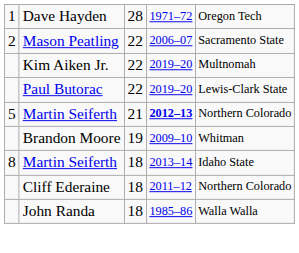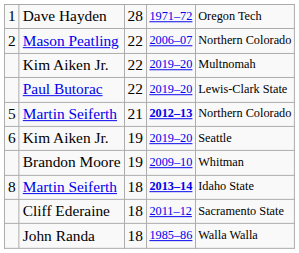(241, 41) Sacramento State -> (245, 41) Northern Colorado
+ row: (12, 138)
(171, 162) normal -> (171, 187) bold
(245, 187) Northern Colorado -> (241, 211) Sacramento State
